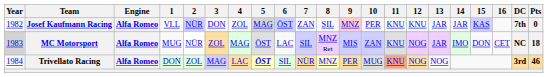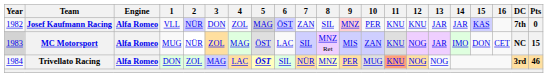(536, 43) 18 -> (536, 43) 15
